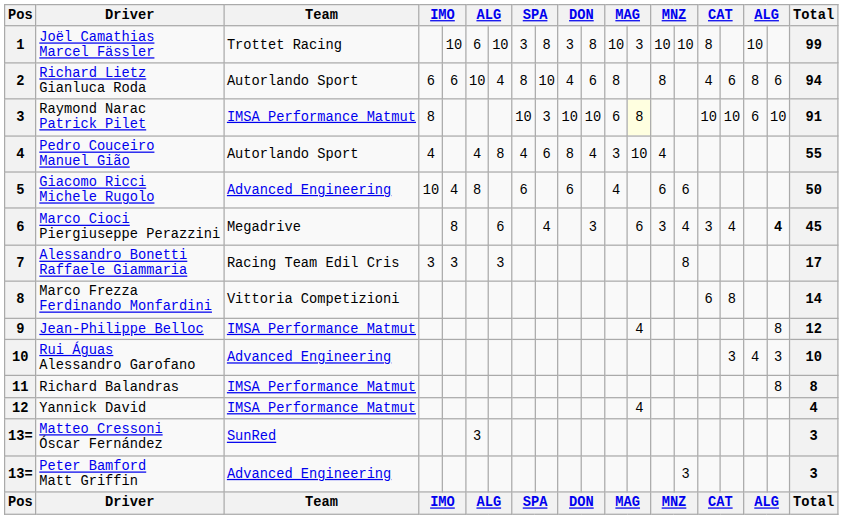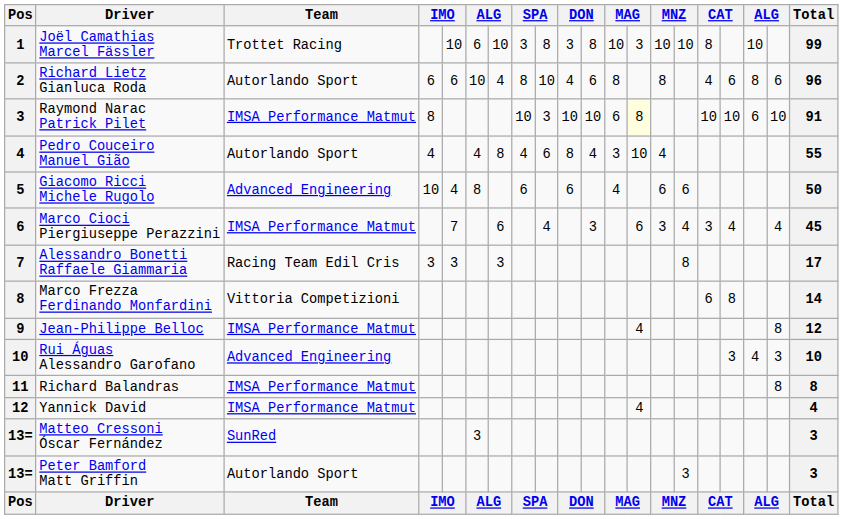(814, 81) 94 -> (814, 81) 96
(264, 227) Megadrive -> (321, 227) IMSA Performance Matmut
(454, 227) 8 -> (454, 227) 7
(778, 227) bold -> (778, 227) normal
(309, 474) Advanced Engineering -> (293, 474) Autorlando Sport
